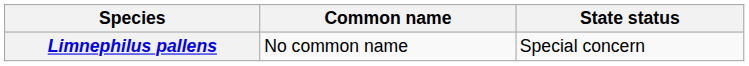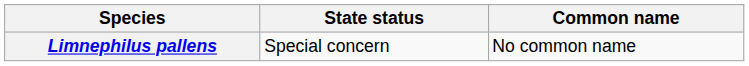columns swapped: (388, 18) <-> (630, 18)
